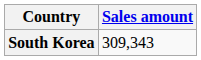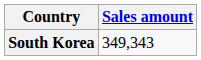(128, 42) 309,343 -> (128, 42) 349,343
